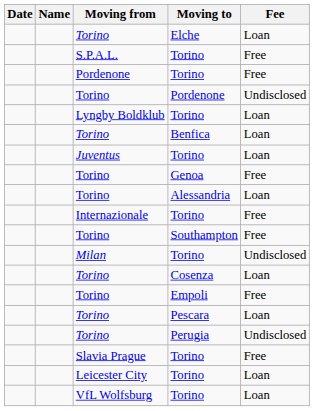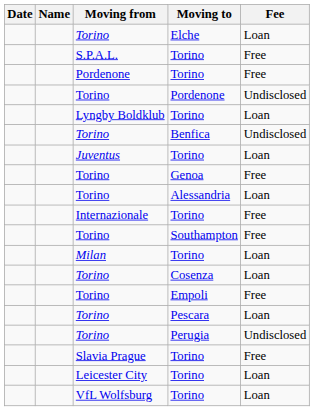(257, 134) Loan -> (275, 134) Undisclosed
(275, 255) Undisclosed -> (257, 255) Loan
